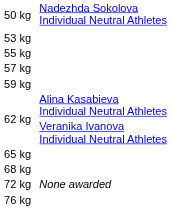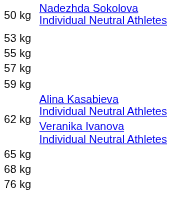- row: (18, 185)
